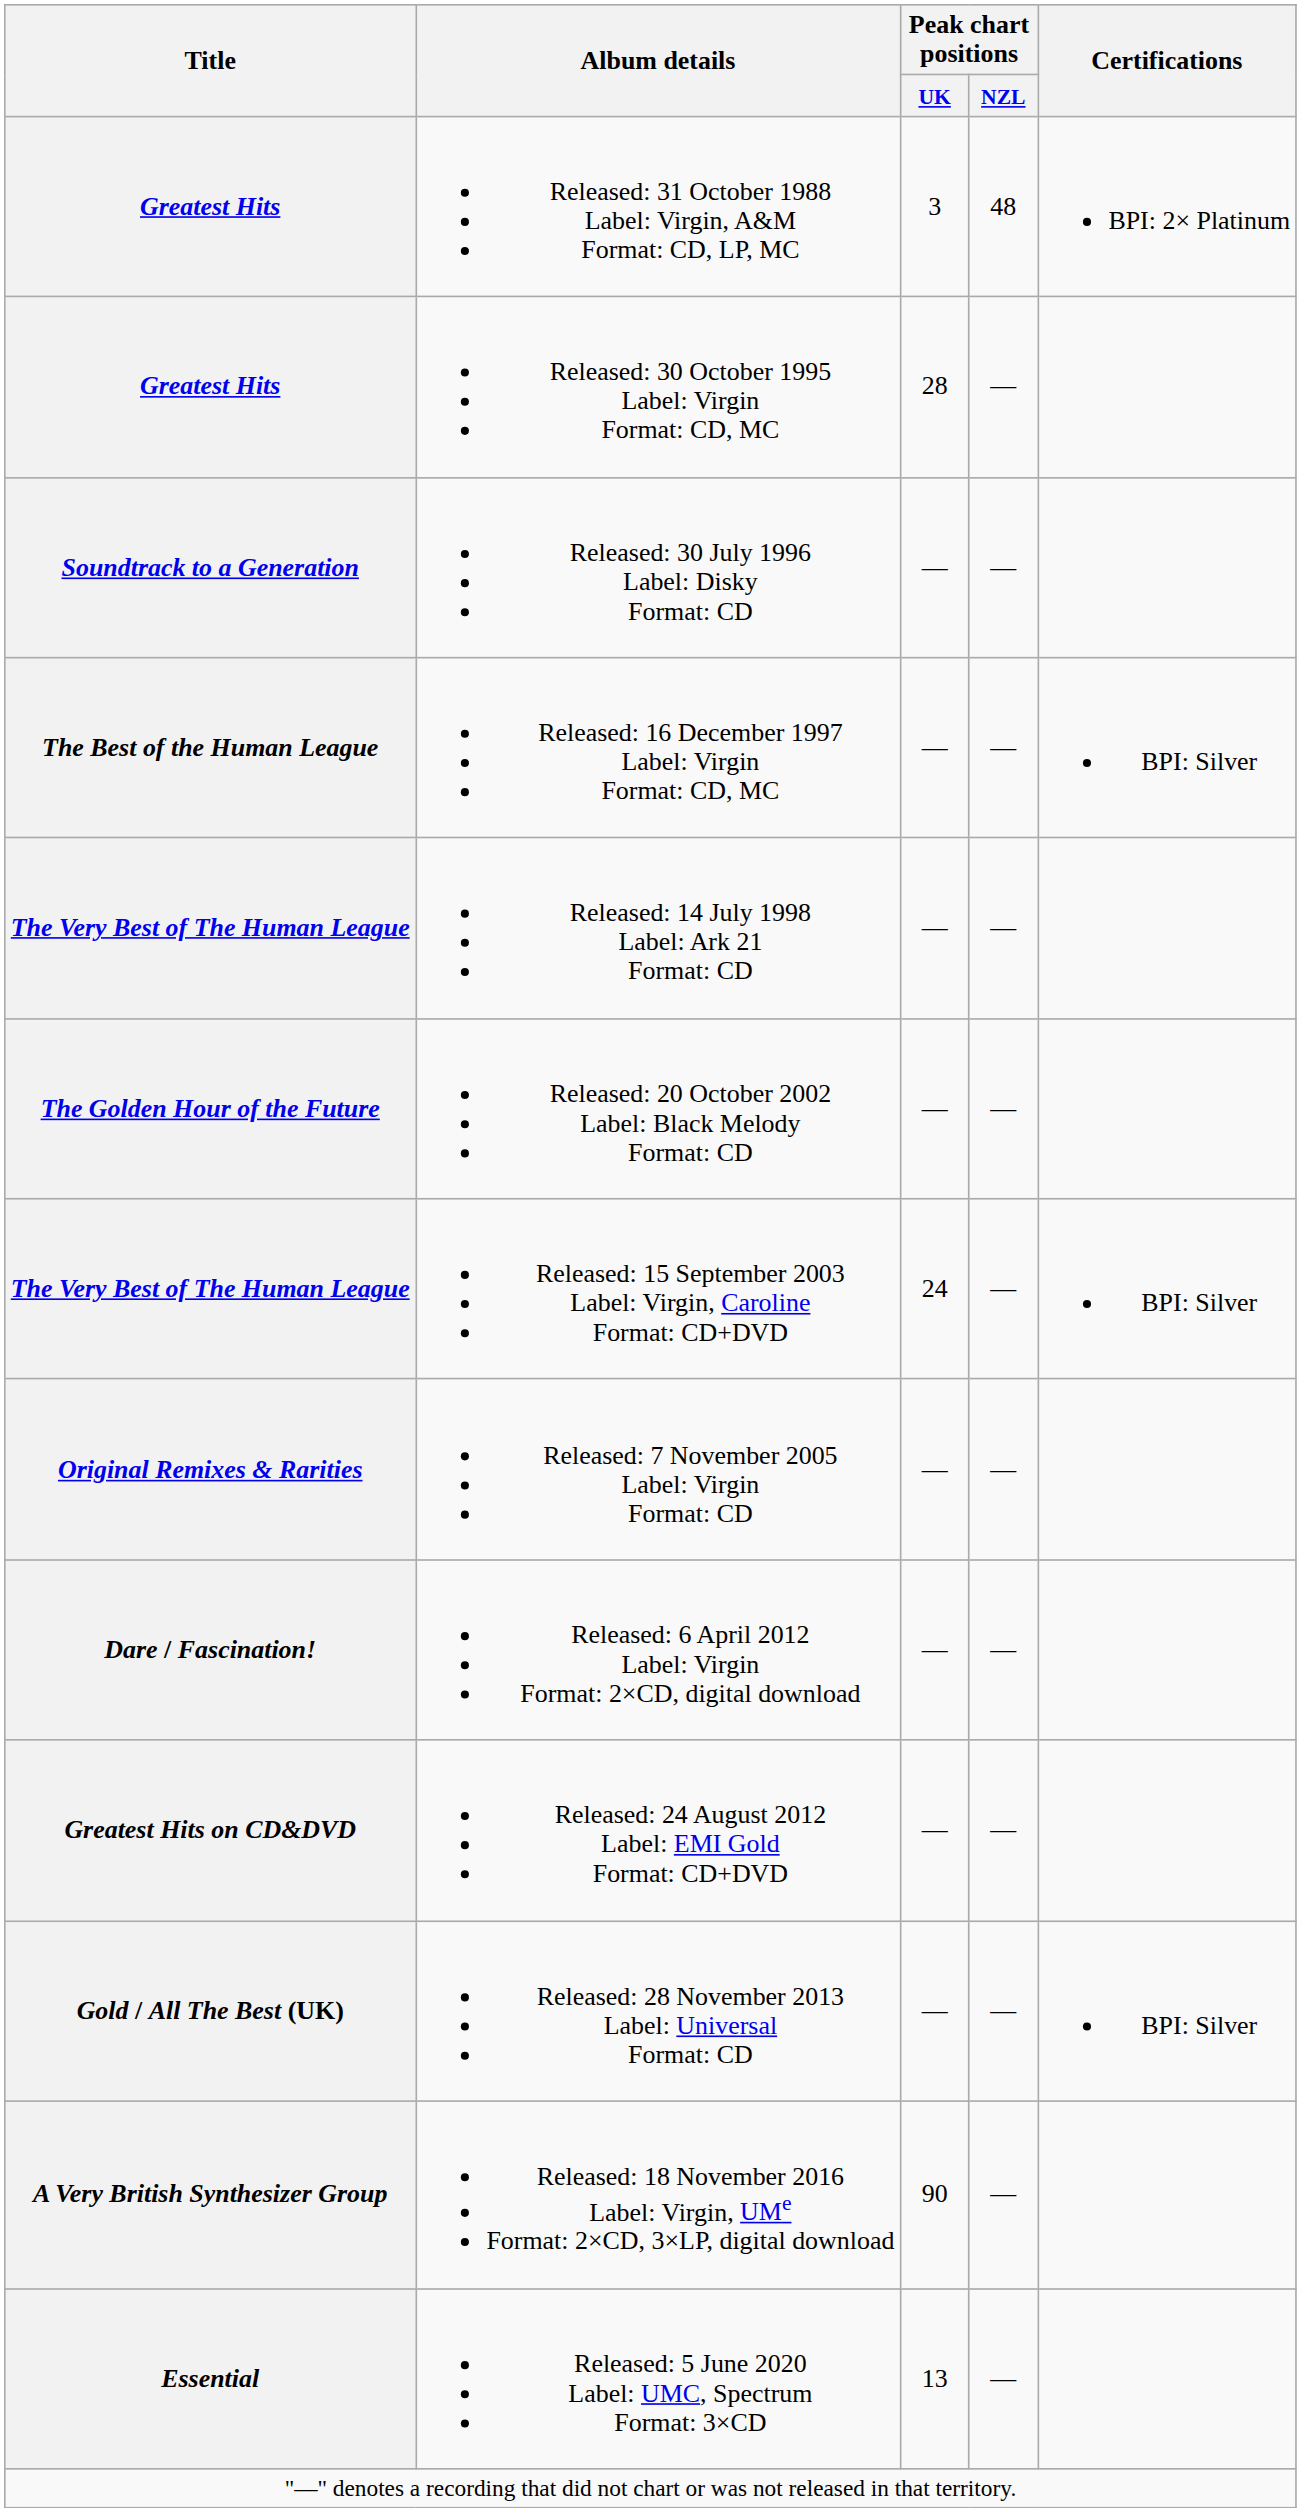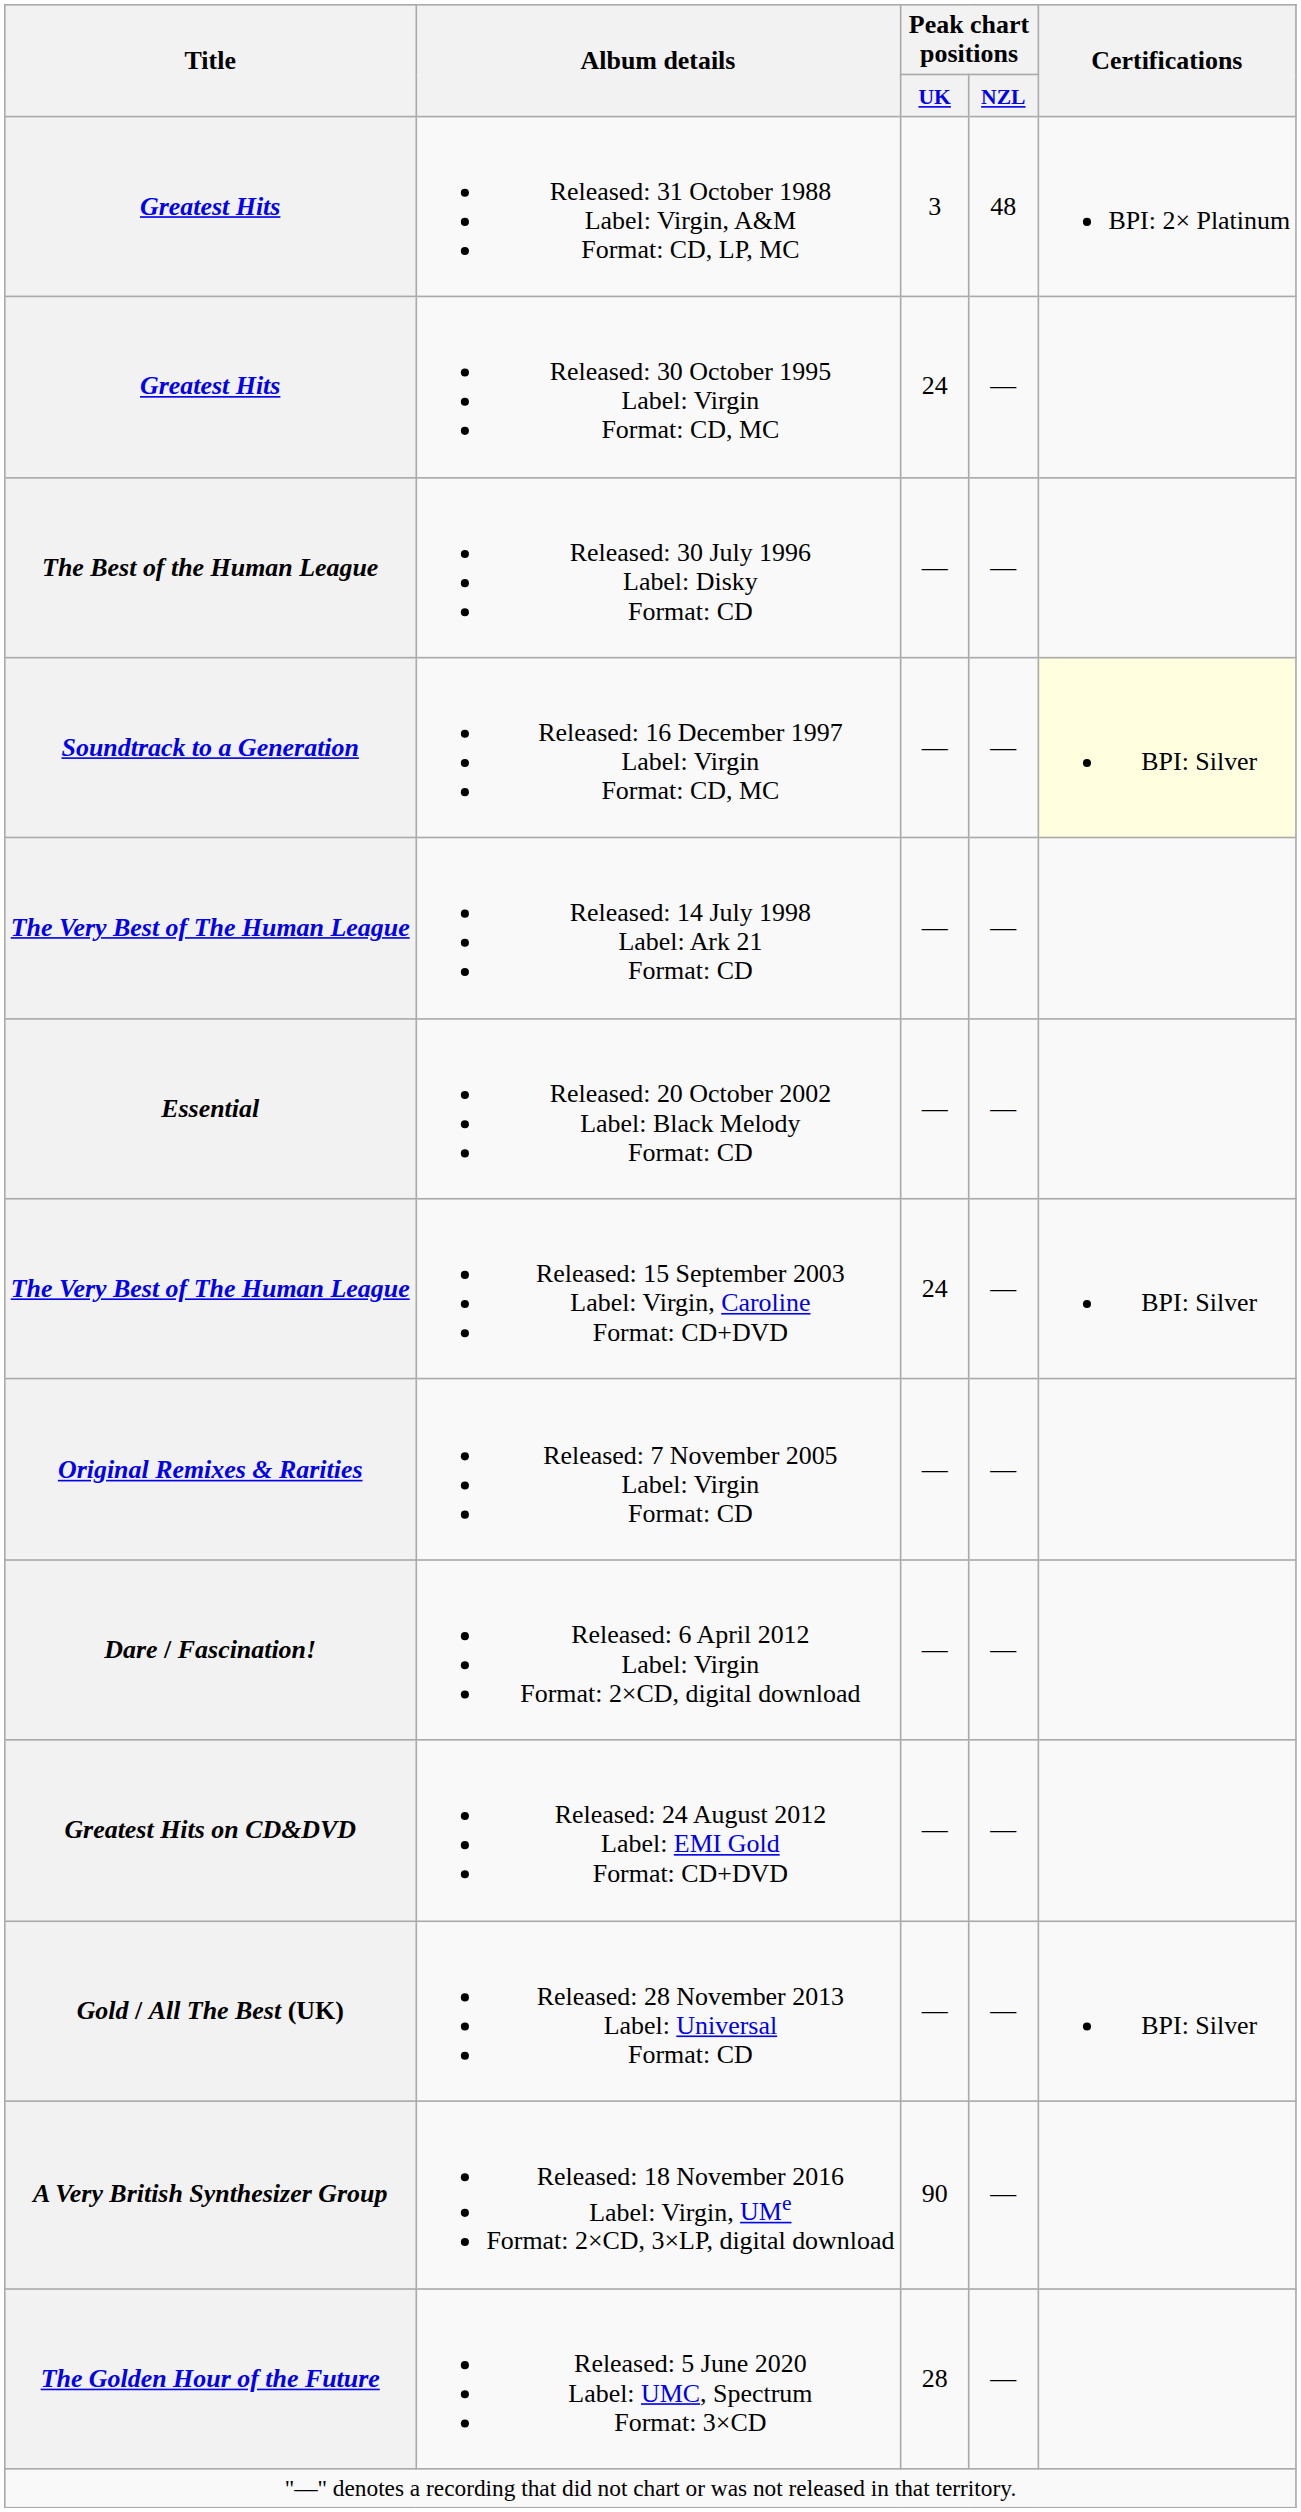(935, 386) 28 -> (935, 386) 24
(210, 566) Soundtrack to a Generation -> (210, 566) The Best of the Human League
(210, 747) The Best of the Human League -> (210, 747) Soundtrack to a Generation
(1167, 762) no background -> (1167, 762) lightyellow background
(210, 1108) The Golden Hour of the Future -> (210, 1108) Essential
(210, 2378) Essential -> (210, 2378) The Golden Hour of the Future
(935, 2378) 13 -> (935, 2378) 28
